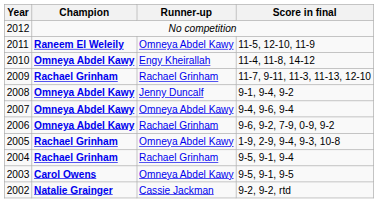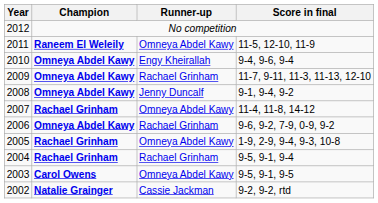(277, 61) 11-4, 11-8, 14-12 -> (266, 61) 9-4, 9-6, 9-4
(76, 77) Rachael Grinham -> (84, 77) Omneya Abdel Kawy
(84, 109) Omneya Abdel Kawy -> (76, 109) Rachael Grinham
(266, 109) 9-4, 9-6, 9-4 -> (277, 109) 11-4, 11-8, 14-12
